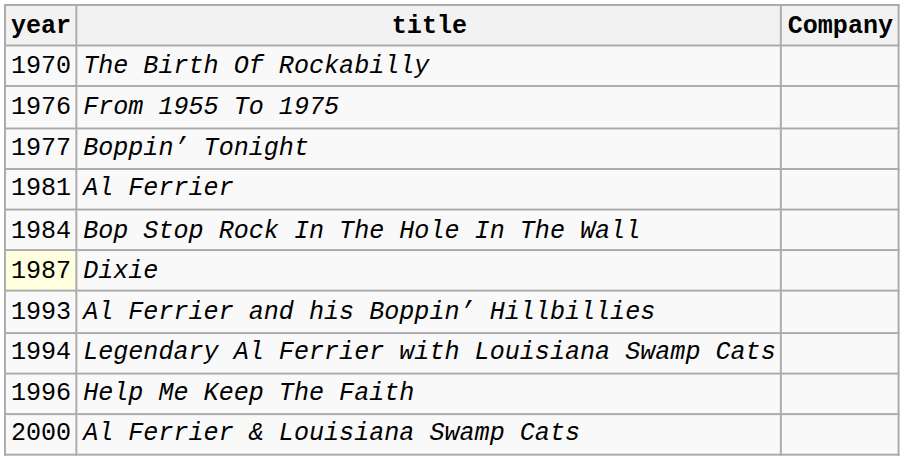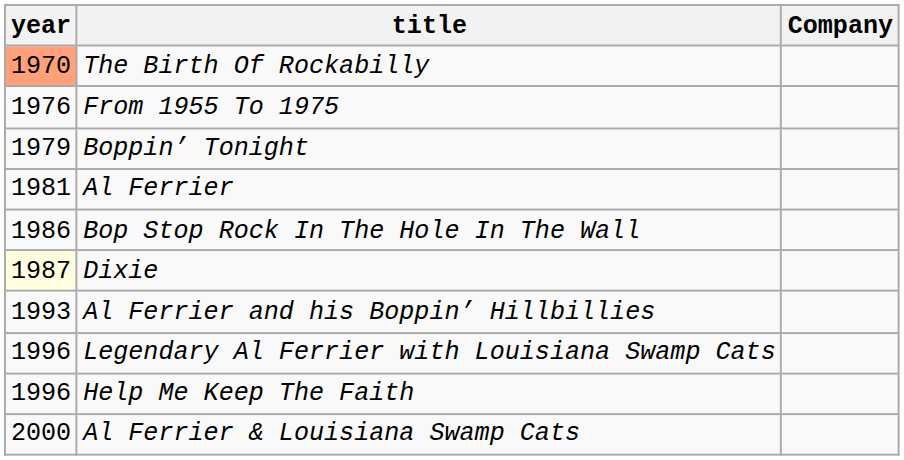(41, 66) no background -> (41, 66) lightsalmon background
(41, 148) 1977 -> (41, 148) 1979
(41, 230) 1984 -> (41, 230) 1986
(41, 353) 1994 -> (41, 353) 1996
